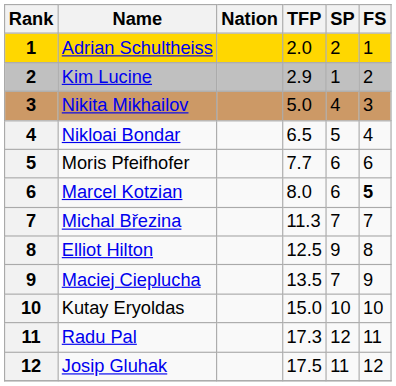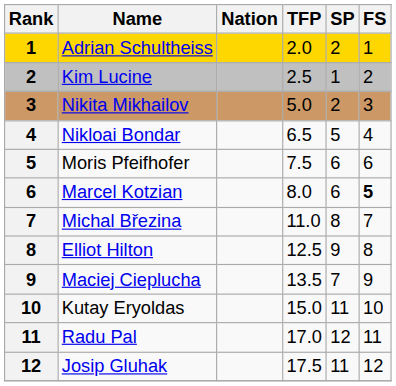(299, 76) 2.9 -> (299, 76) 2.5
(335, 105) 4 -> (335, 105) 2
(299, 163) 7.7 -> (299, 163) 7.5
(303, 221) 11.3 -> (303, 221) 11.0
(335, 221) 7 -> (335, 221) 8
(340, 308) 10 -> (340, 308) 11
(304, 337) 17.3 -> (304, 337) 17.0
